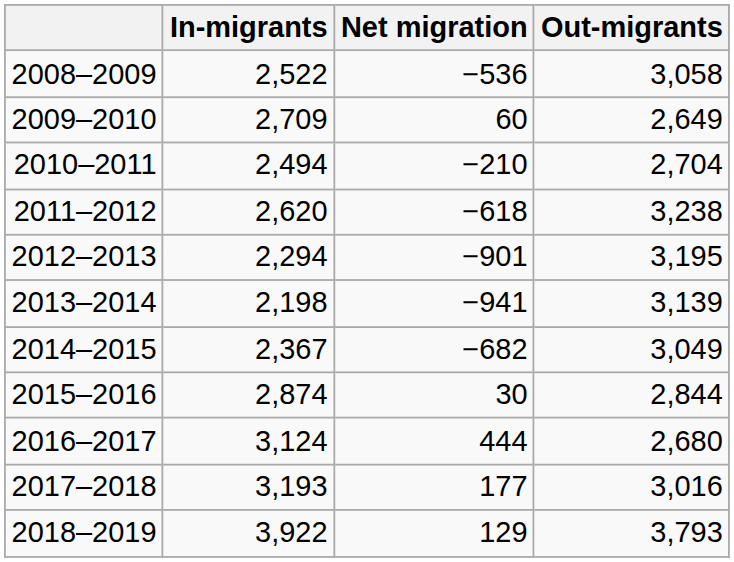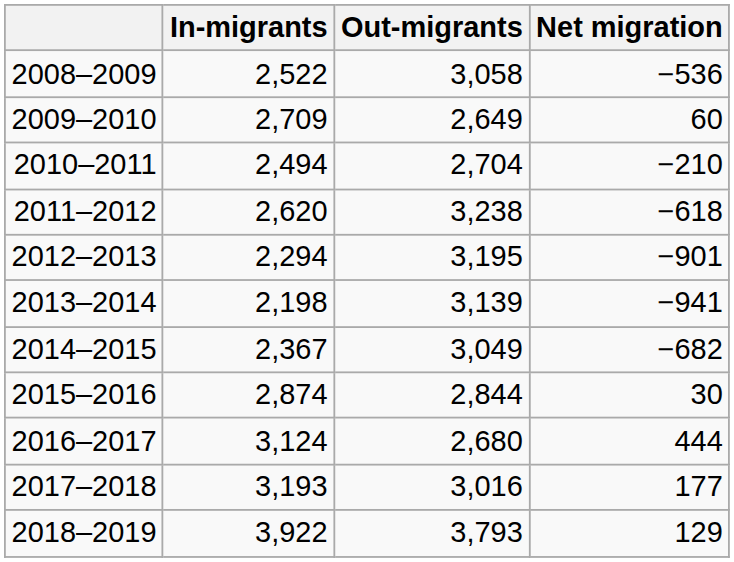columns swapped: (632, 27) <-> (434, 27)
